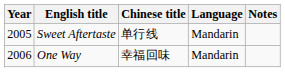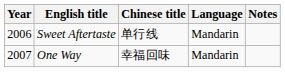(19, 34) 2005 -> (19, 34) 2006
(19, 56) 2006 -> (19, 56) 2007
